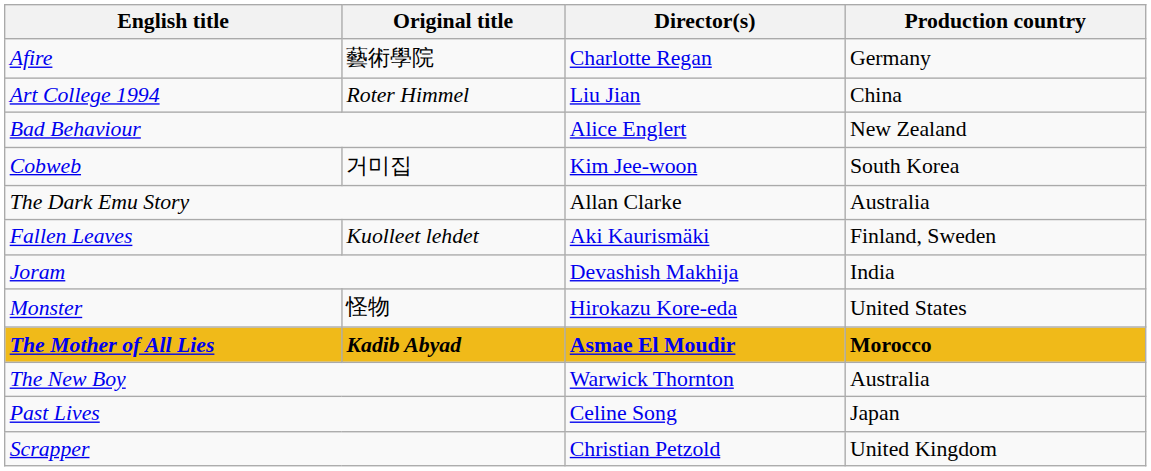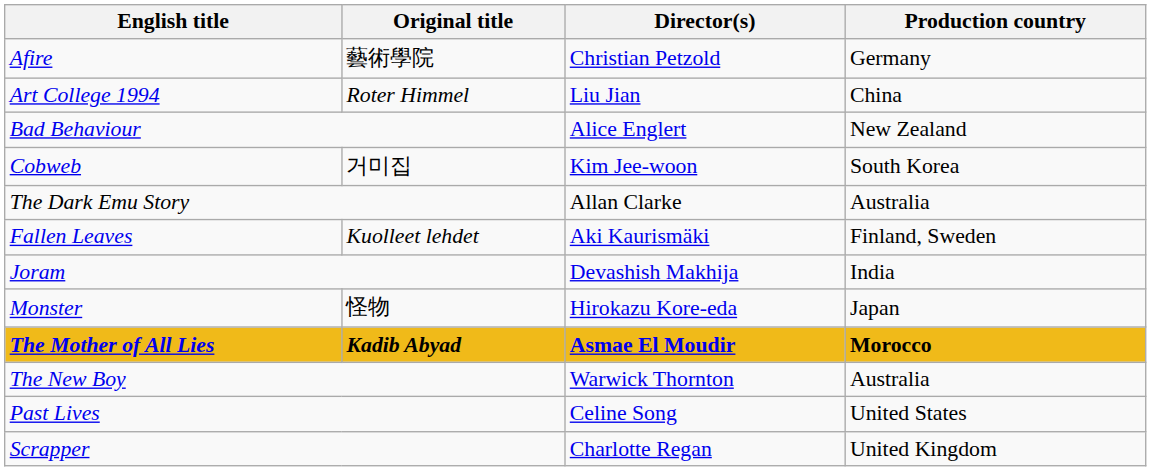(641, 58) Charlotte Regan -> (645, 58) Christian Petzold
(908, 308) United States -> (875, 308) Japan
(875, 413) Japan -> (908, 413) United States
(645, 448) Christian Petzold -> (641, 448) Charlotte Regan
